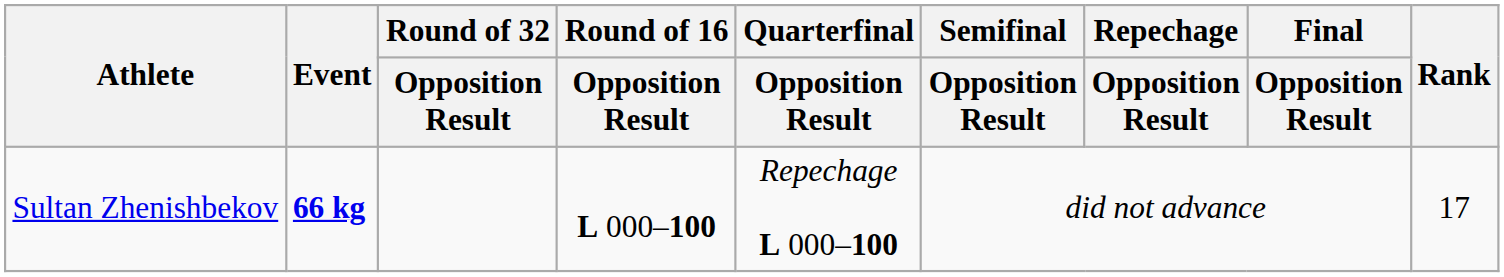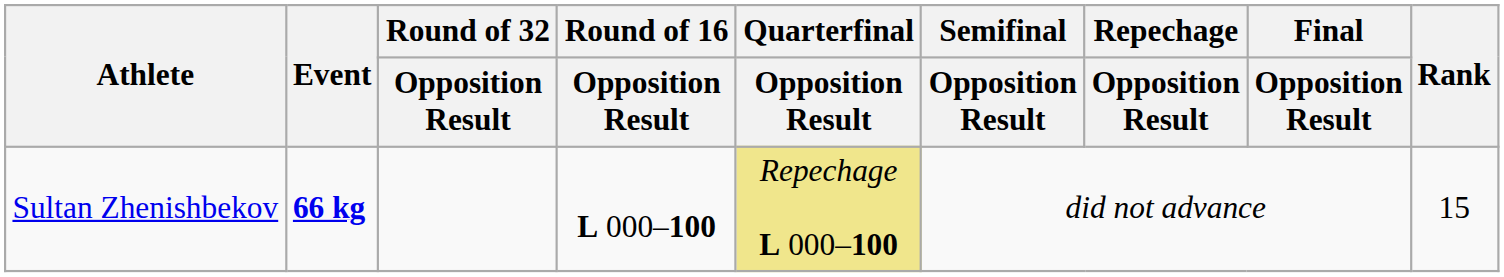(829, 208) no background -> (829, 208) khaki background
(1454, 208) 17 -> (1454, 208) 15
